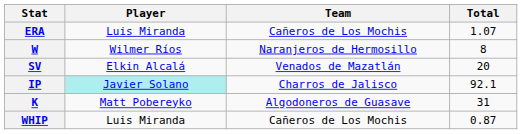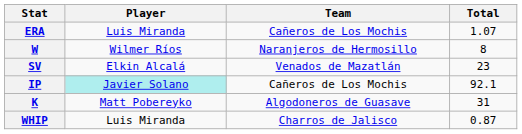(483, 67) 20 -> (483, 67) 23
(338, 85) Charros de Jalisco -> (338, 85) Cañeros de Los Mochis
(338, 120) Cañeros de Los Mochis -> (338, 120) Charros de Jalisco
